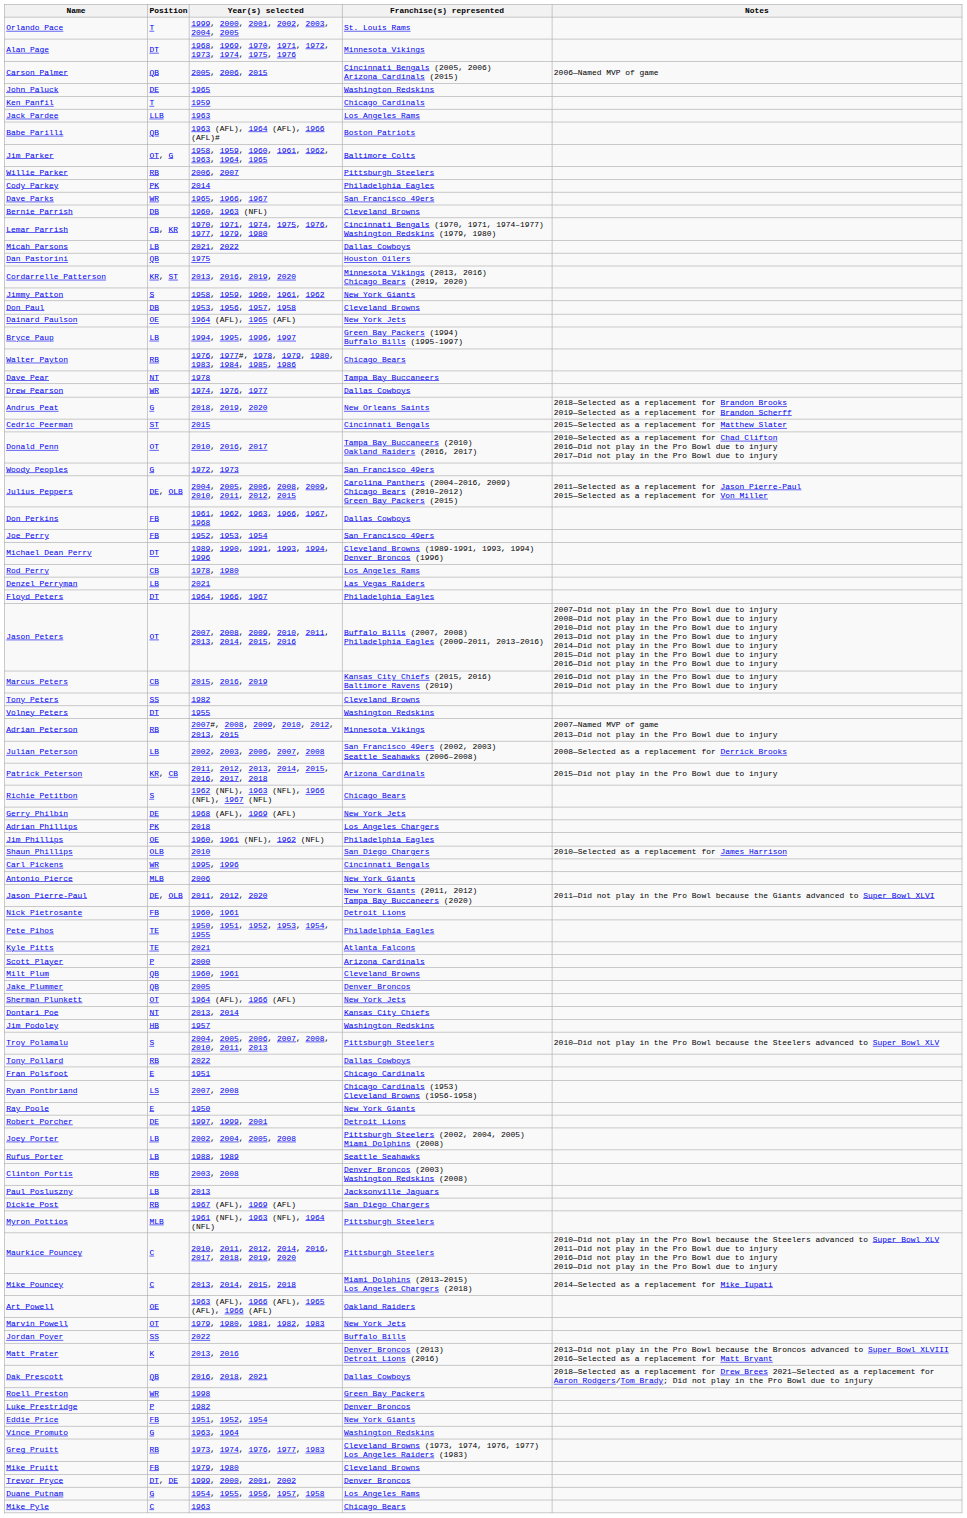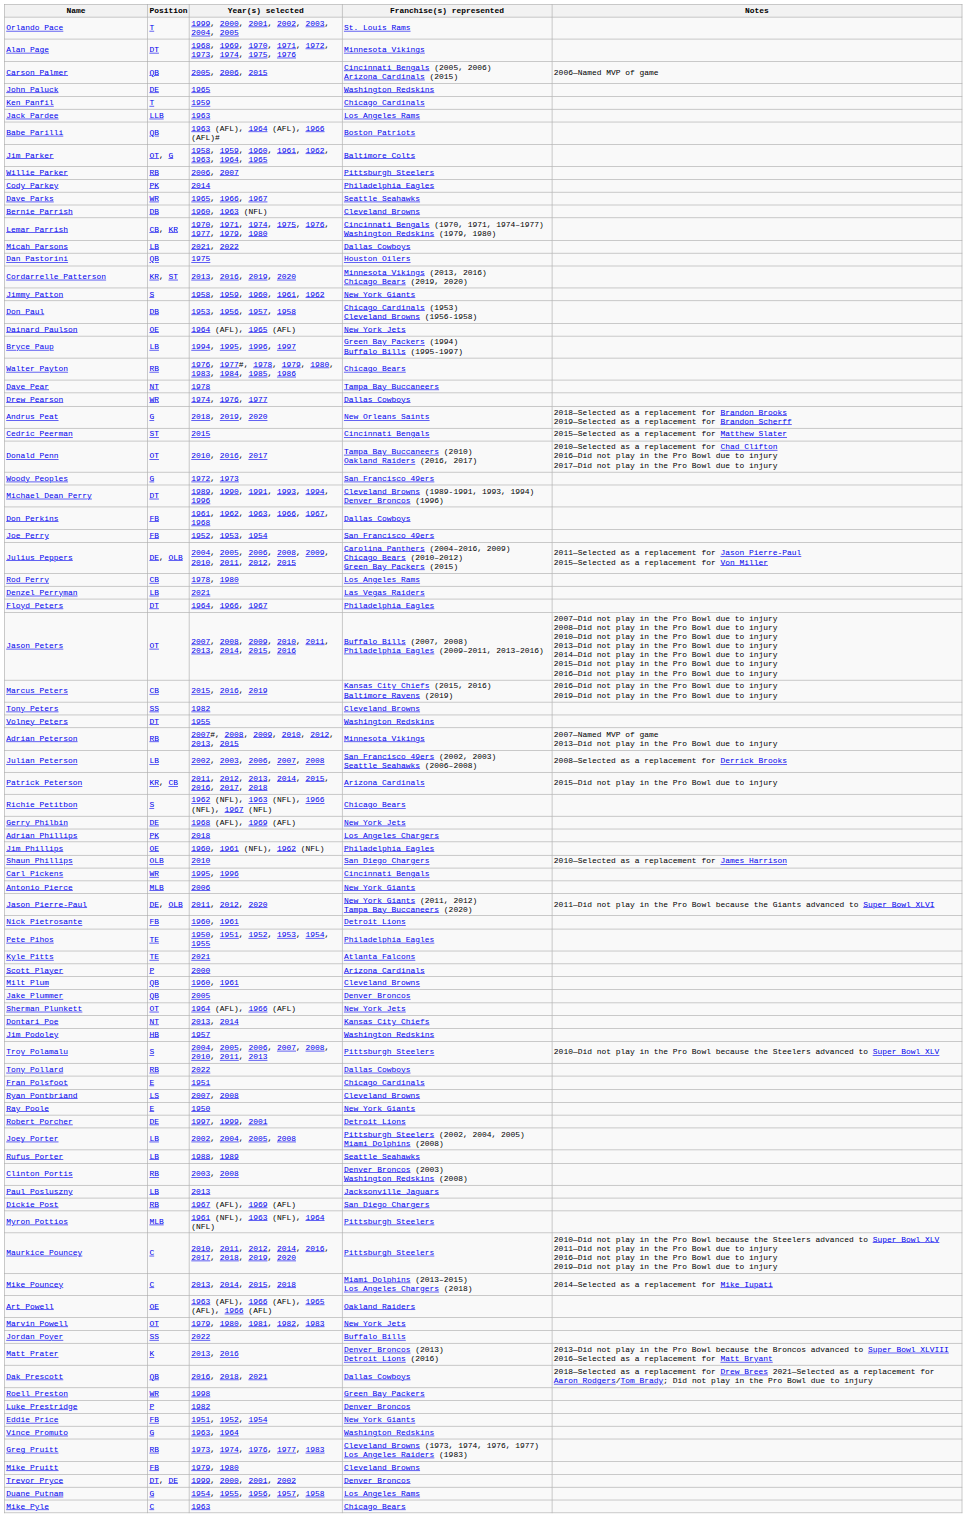(389, 199) San Francisco 49ers -> (382, 199) Seattle Seahawks
(382, 307) Cleveland Browns -> (411, 312) Chicago Cardinals (1953) Cleveland Browns (1956-1958)
rows swapped: (40, 492) <-> (49, 553)
(411, 1091) Chicago Cardinals (1953) Cleveland Browns (1956-1958) -> (382, 1096) Cleveland Browns
